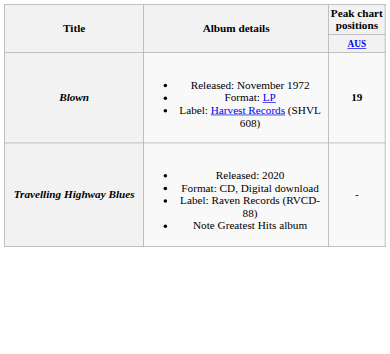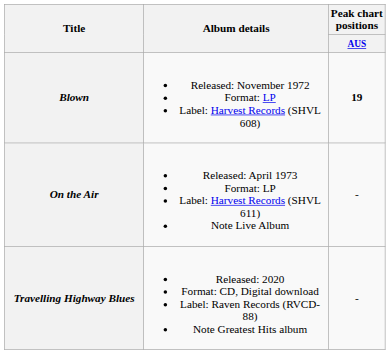+ row: (74, 194)
